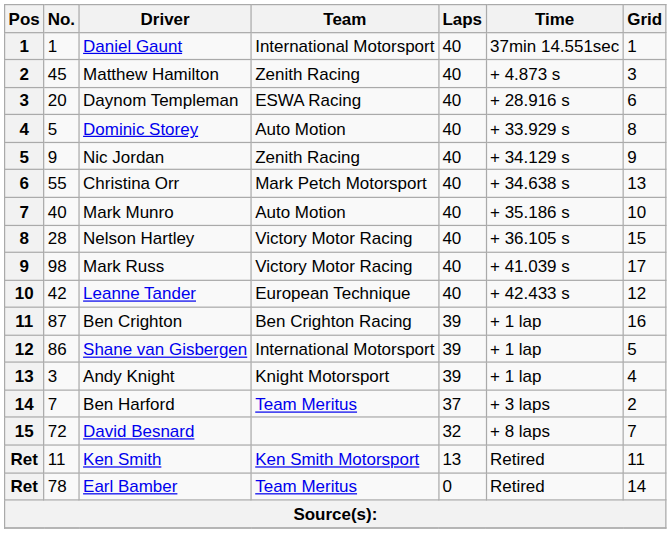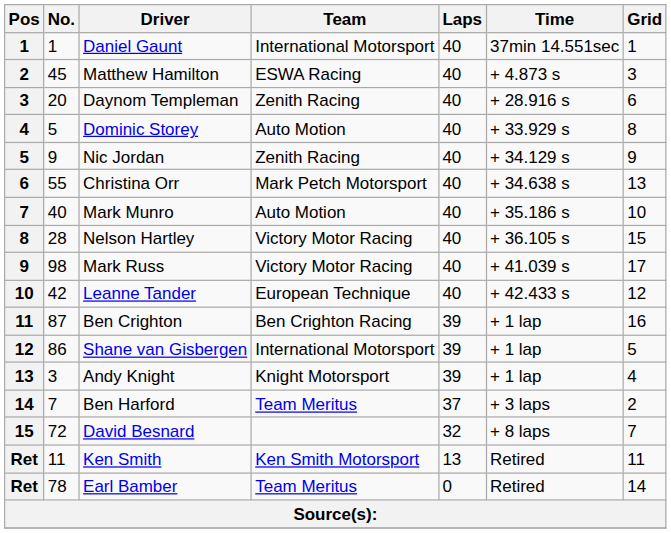(308, 73) Zenith Racing -> (308, 73) ESWA Racing
(308, 101) ESWA Racing -> (308, 101) Zenith Racing
